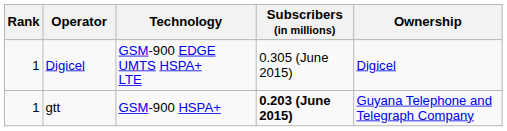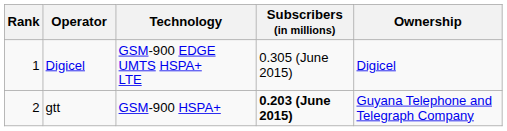(36, 108) 1 -> (36, 108) 2
